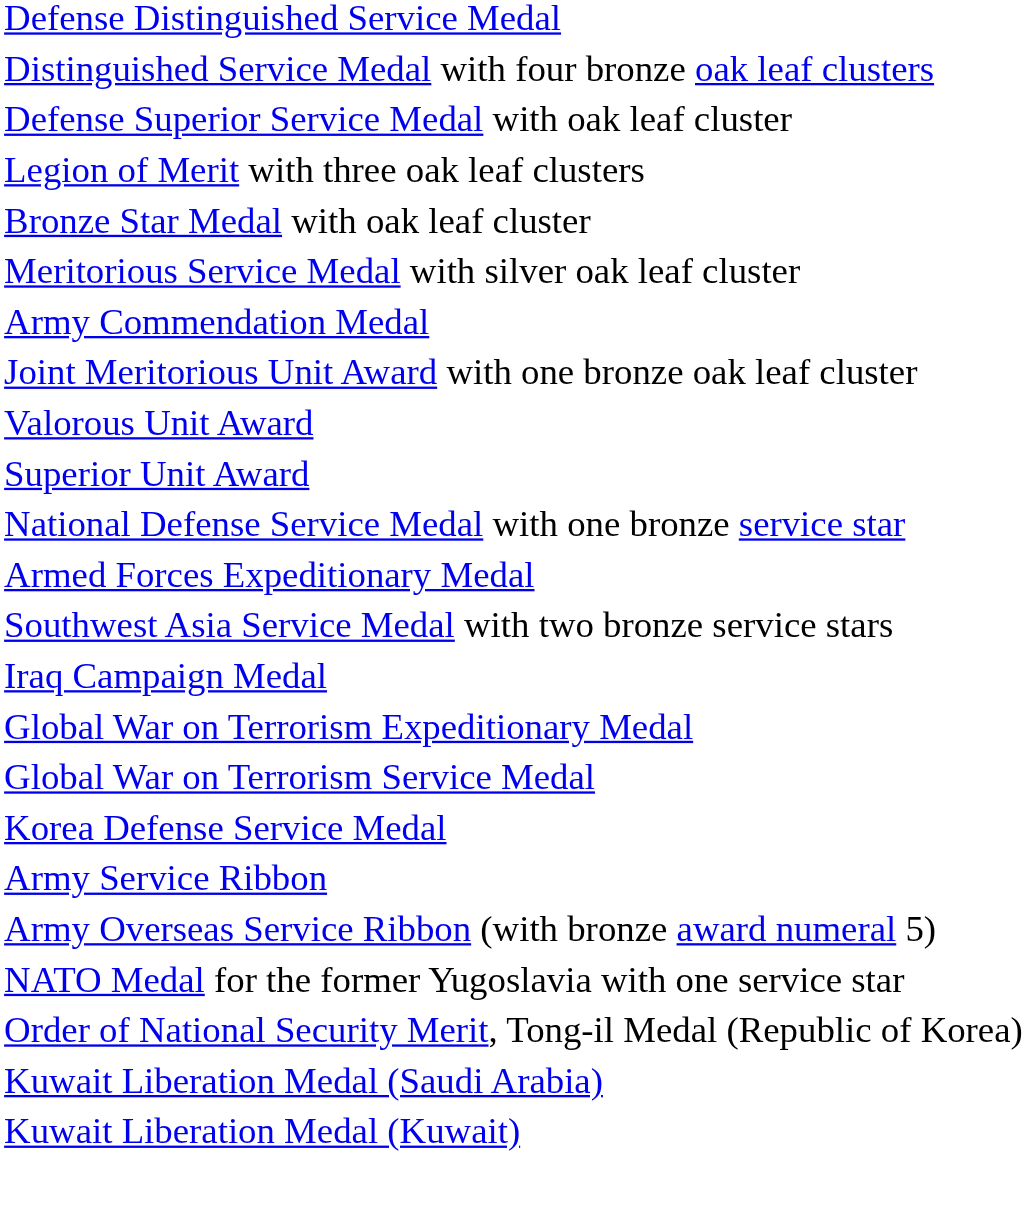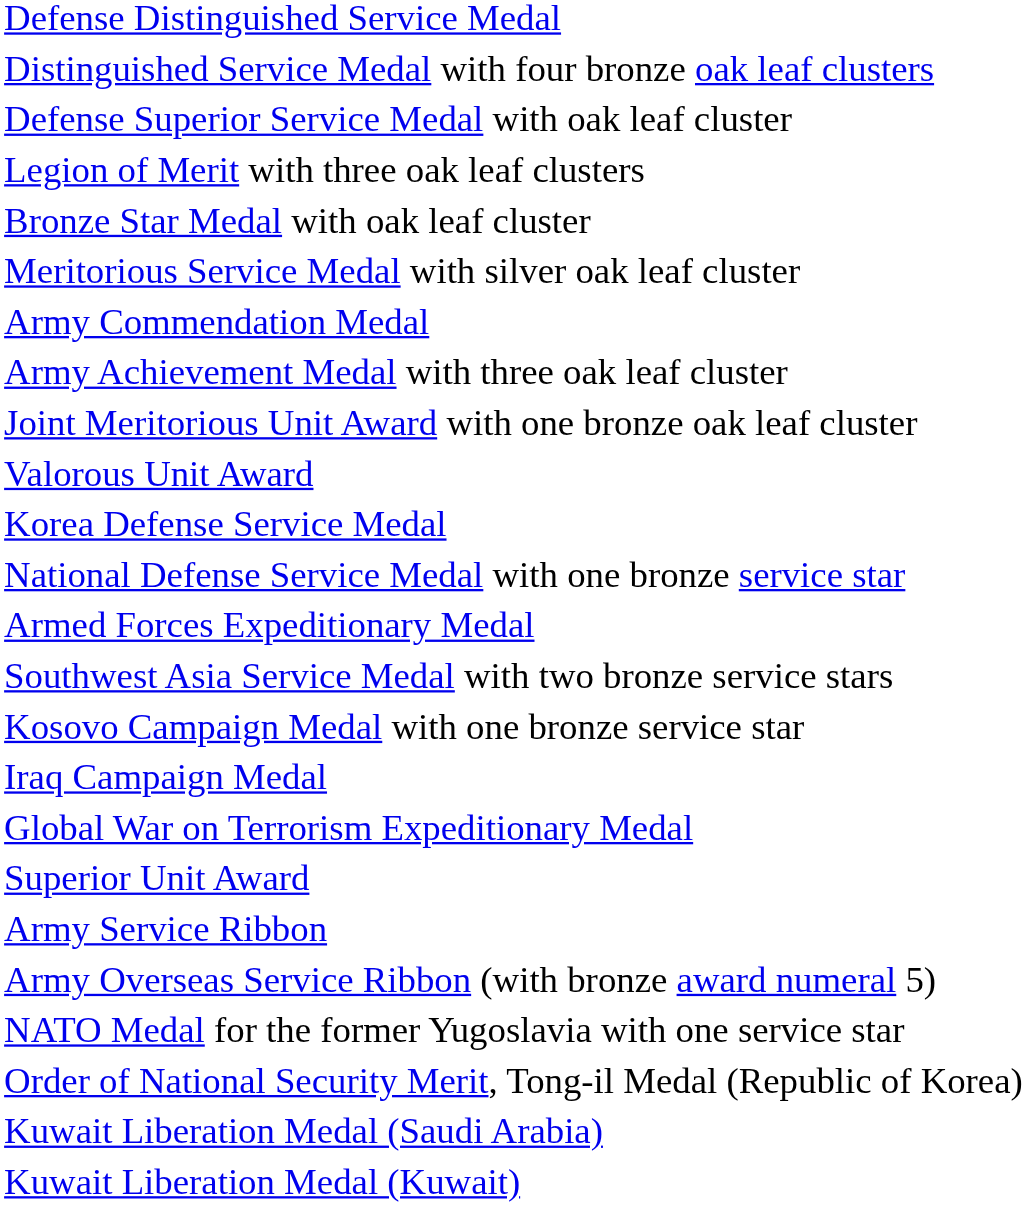+ row: (396, 372)
rows swapped: (157, 473) <-> (225, 827)
+ row: (404, 726)
- row: (300, 776)
